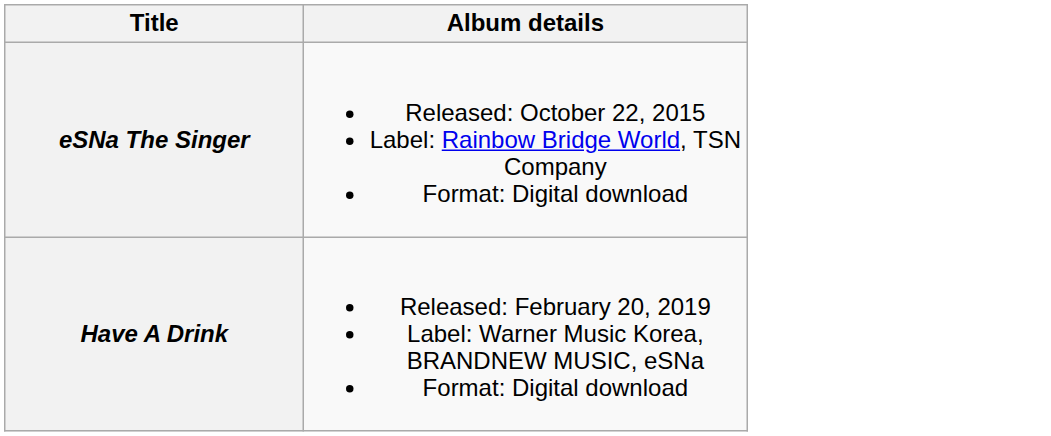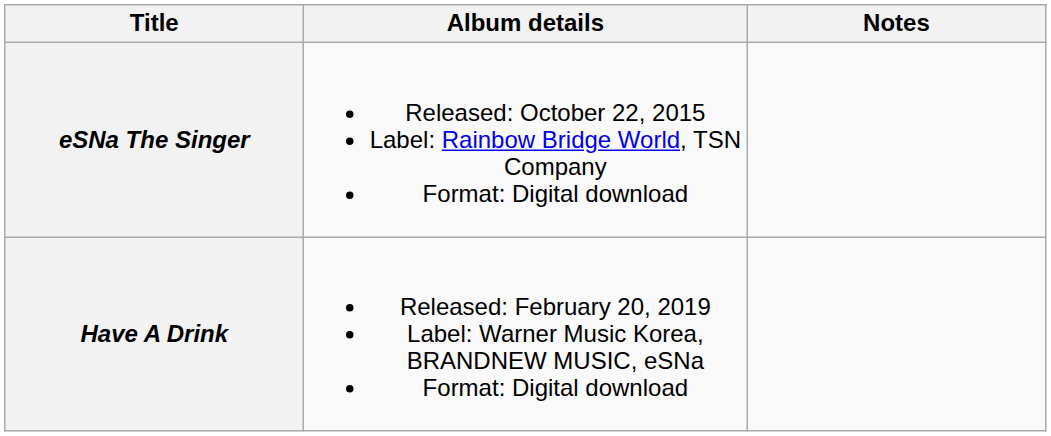+ column: (896, 23)
